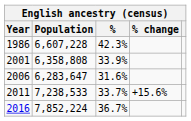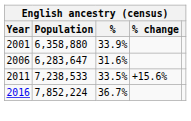- row: (18, 45)
(61, 61) 6,358,808 -> (61, 45) 6,358,880
(113, 93) 33.7% -> (113, 77) 33.5%
